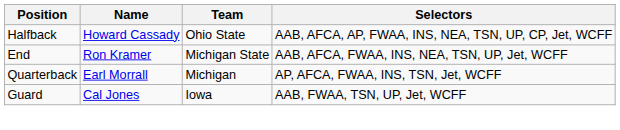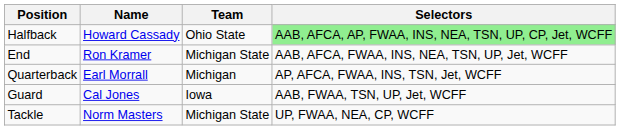(444, 35) no background -> (444, 35) lightgreen background
+ row: (25, 115)
